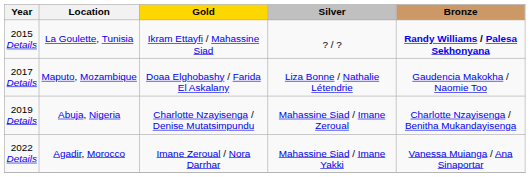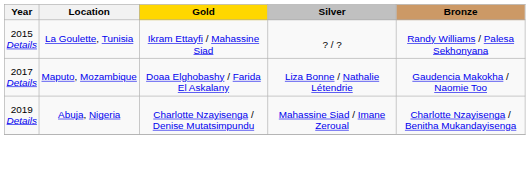(461, 44) bold -> (461, 44) normal
- row: (22, 153)
